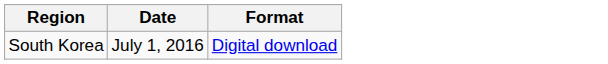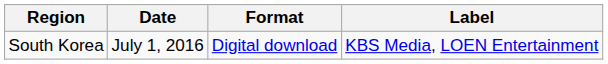+ column: (472, 18)
